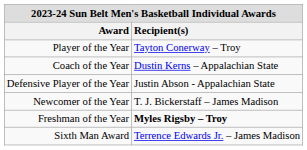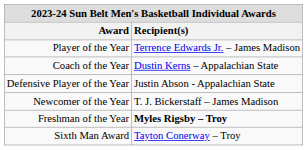(187, 48) Tayton Conerway – Troy -> (217, 48) Terrence Edwards Jr. – James Madison
(217, 136) Terrence Edwards Jr. – James Madison -> (187, 136) Tayton Conerway – Troy
